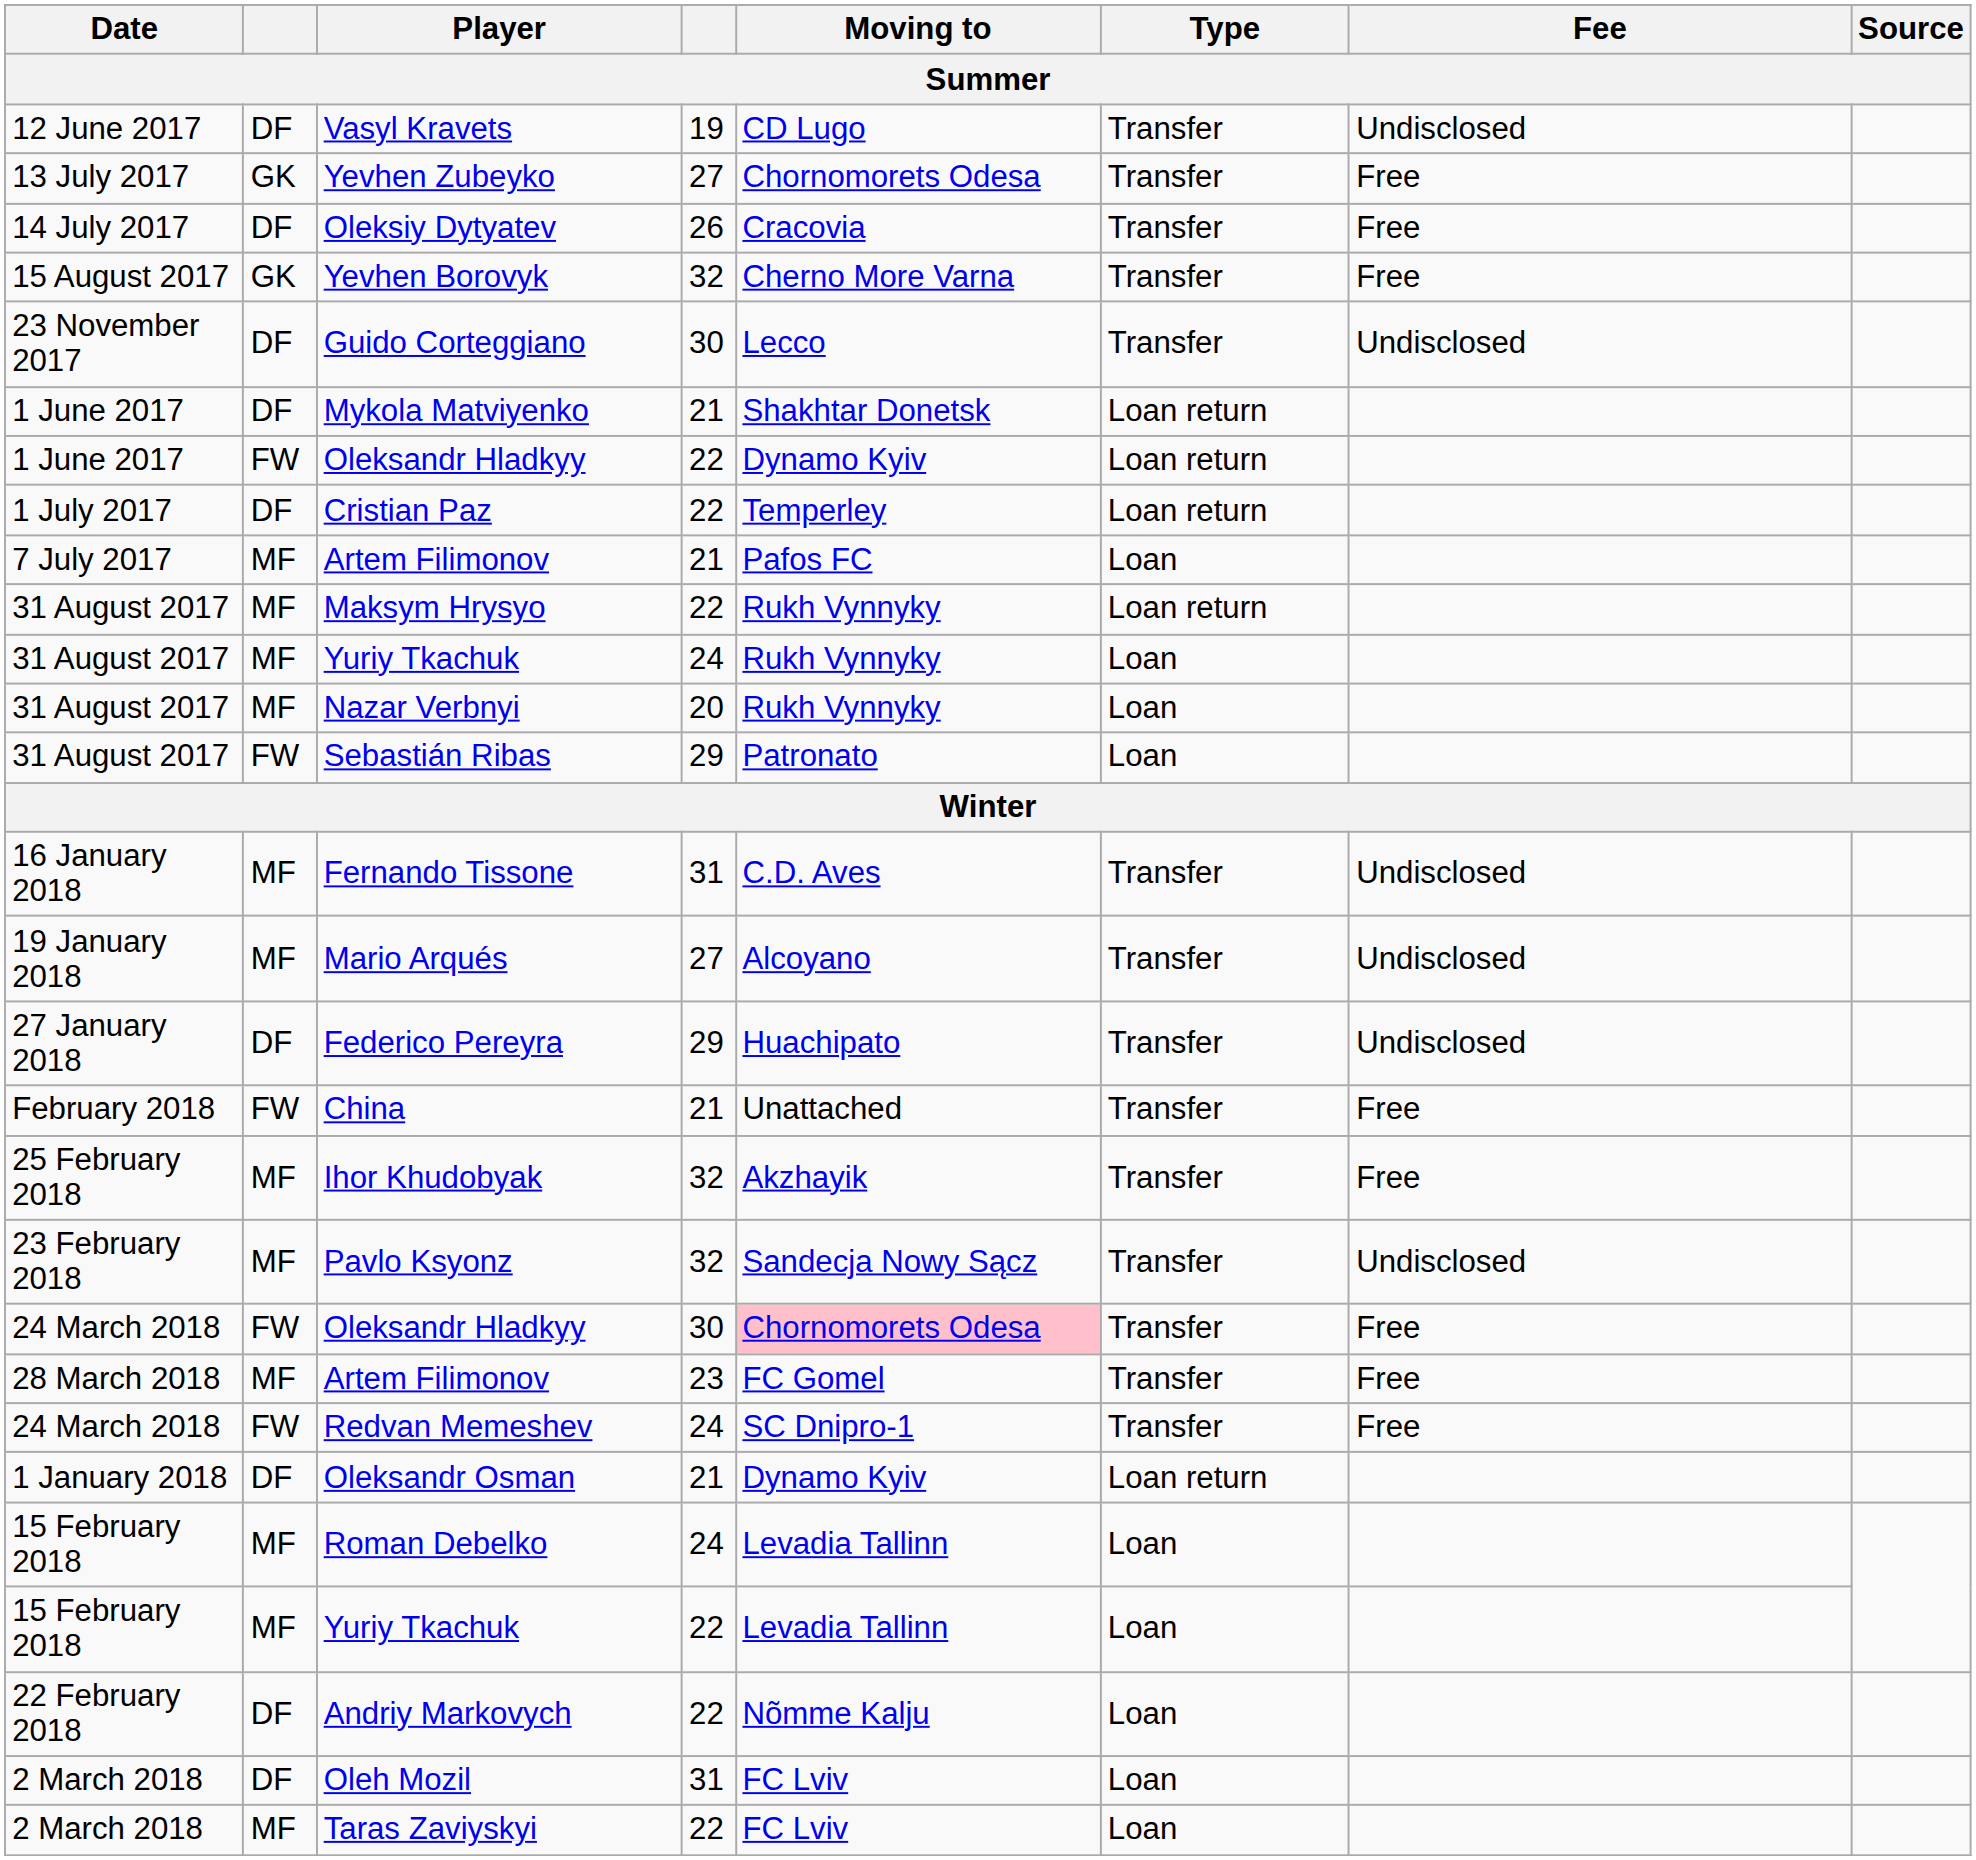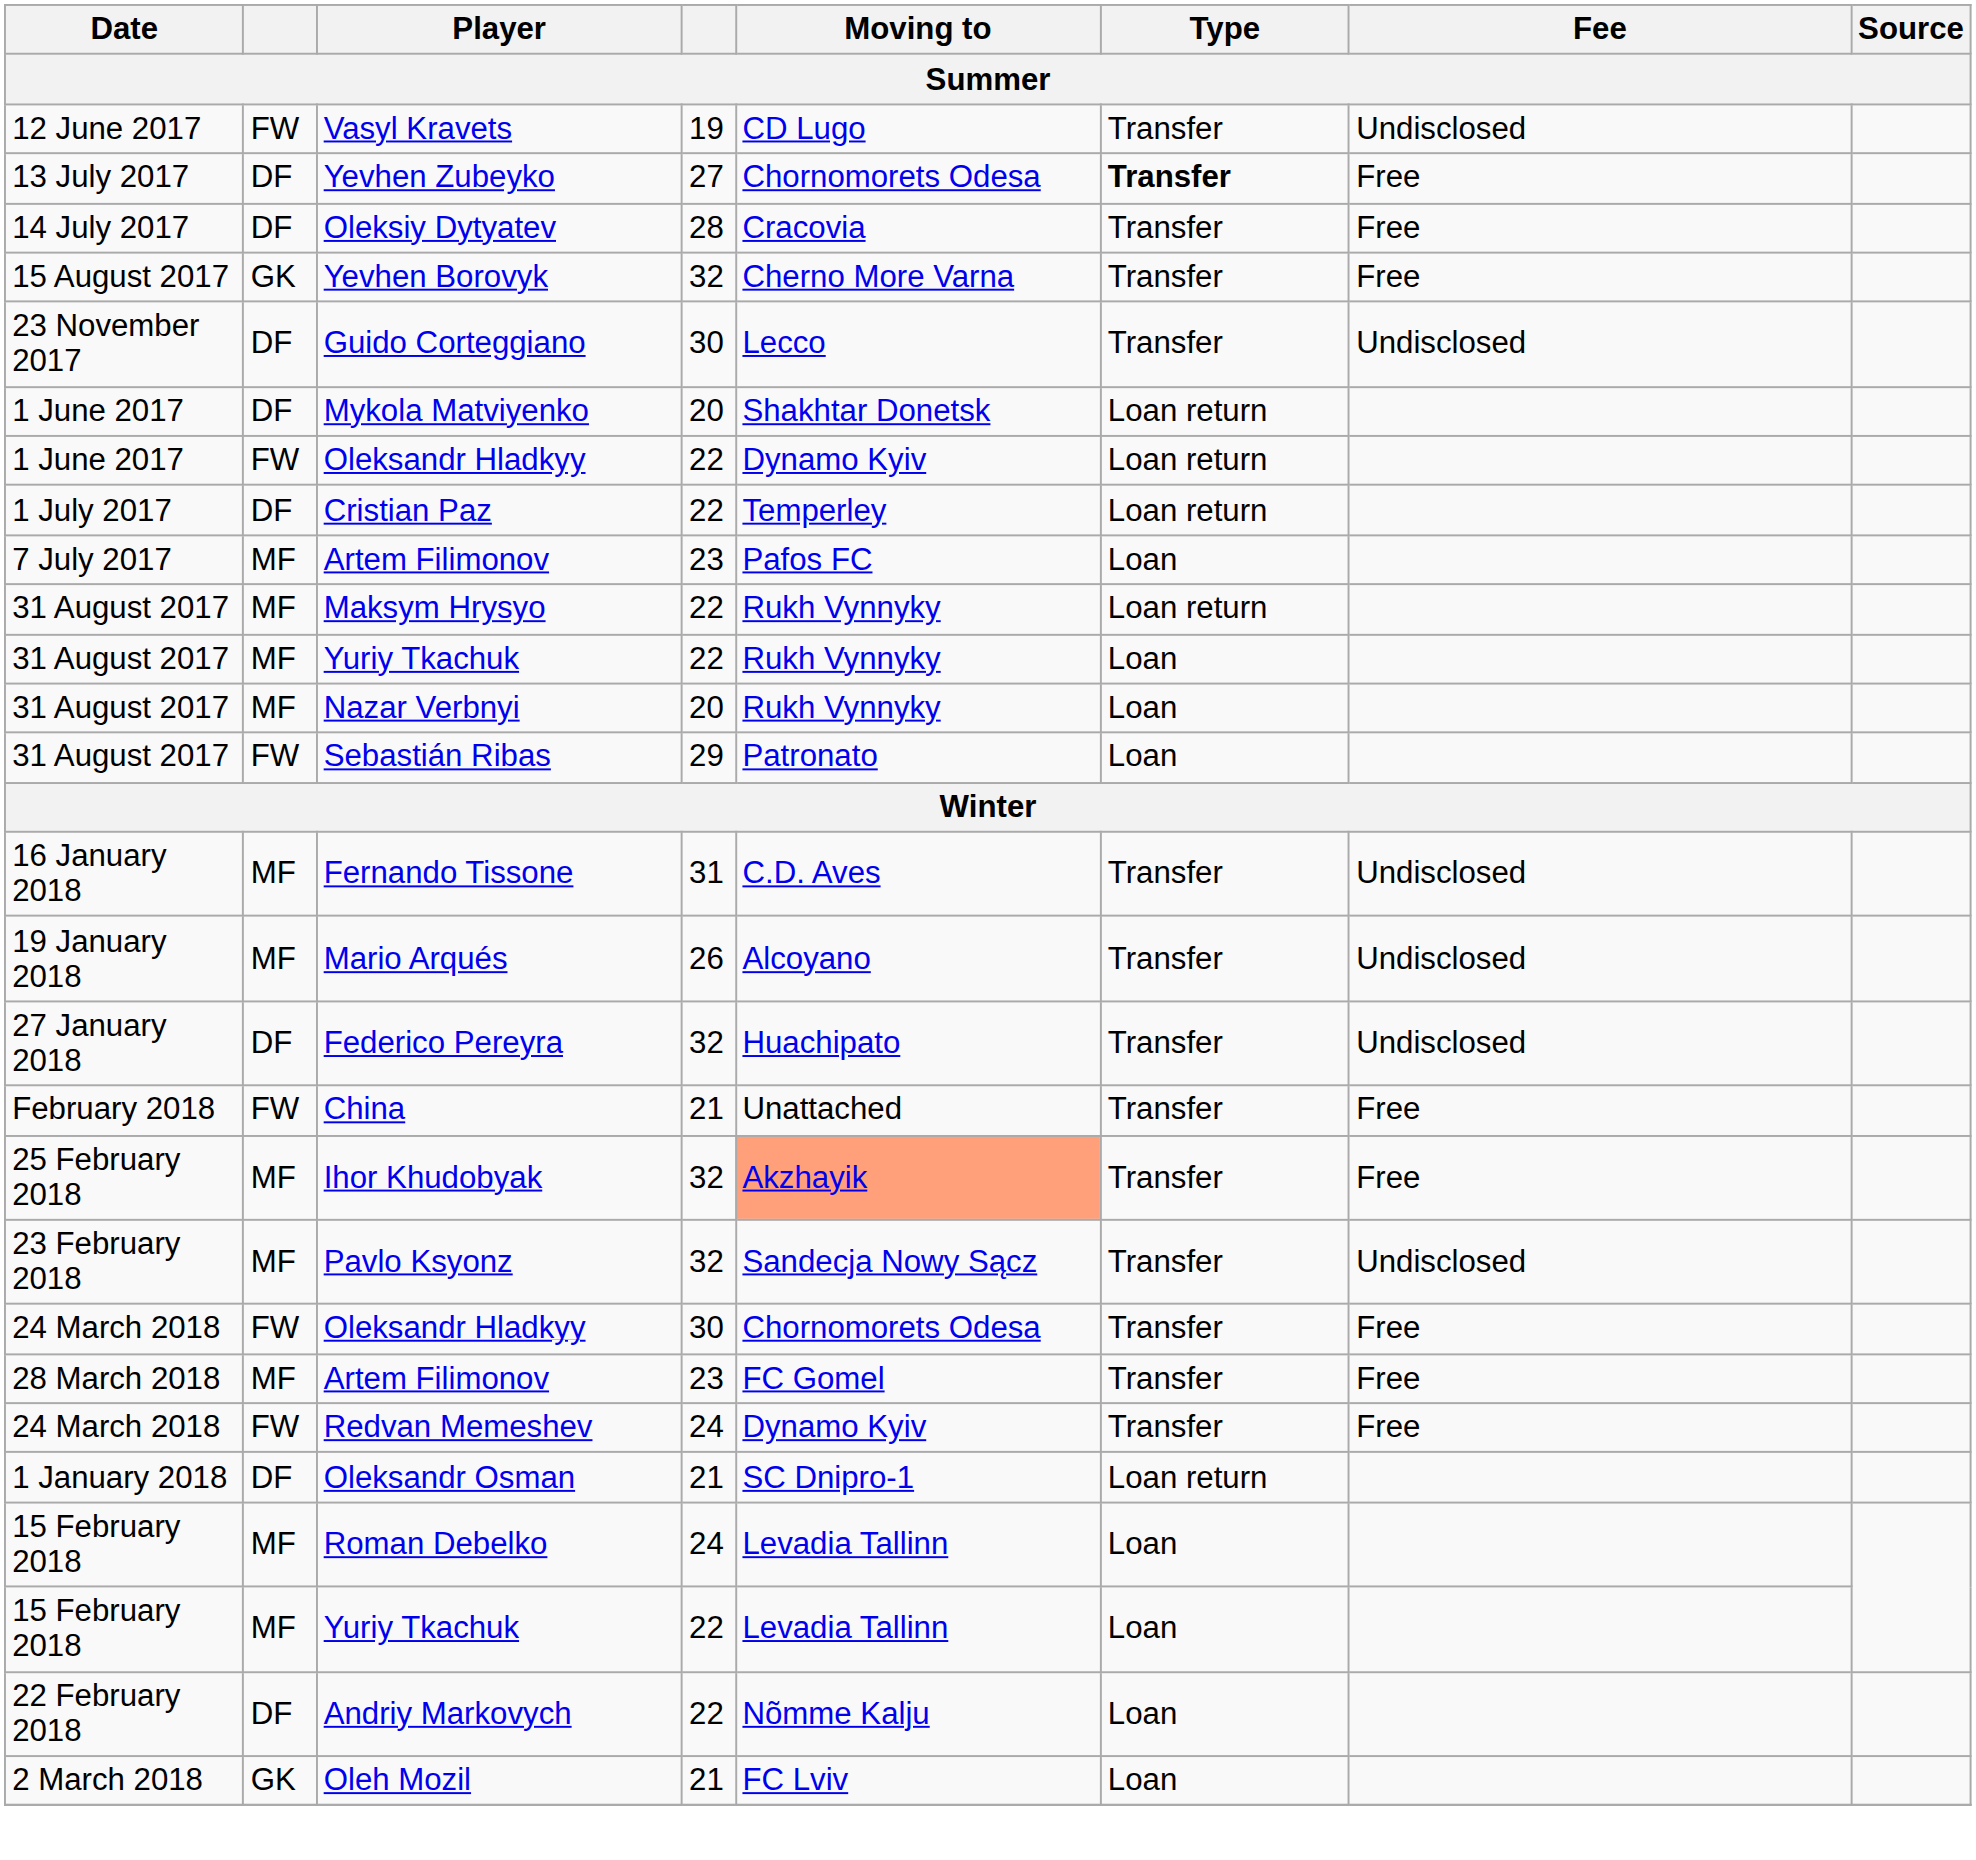(272, 128) DF -> (275, 128) FW
(273, 177) GK -> (272, 177) DF
(1165, 177) normal -> (1169, 177) bold
(706, 227) 26 -> (706, 227) 28
(706, 410) 21 -> (706, 410) 20
(706, 559) 21 -> (706, 559) 23
(706, 658) 24 -> (706, 658) 22
(706, 958) 27 -> (706, 958) 26
(706, 1042) 29 -> (706, 1042) 32
(805, 1176) no background -> (805, 1176) lightsalmon background
(892, 1328) pink background -> (892, 1328) no background
(828, 1427) SC Dnipro-1 -> (834, 1427) Dynamo Kyiv
(834, 1476) Dynamo Kyiv -> (828, 1476) SC Dnipro-1
(272, 1780) DF -> (273, 1780) GK
(706, 1780) 31 -> (706, 1780) 21
- row: (108, 1829)
